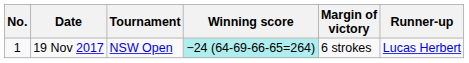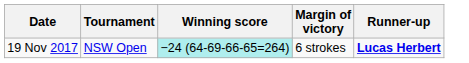- column: (17, 21)
(422, 48) normal -> (399, 48) bold
